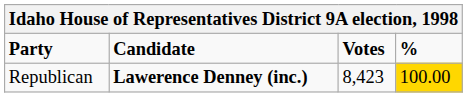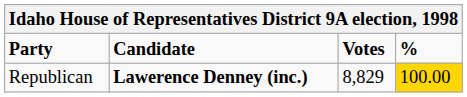(363, 77) 8,423 -> (363, 77) 8,829
